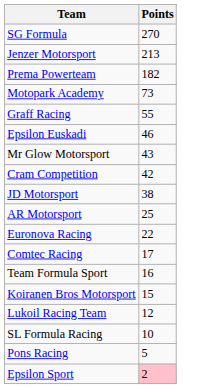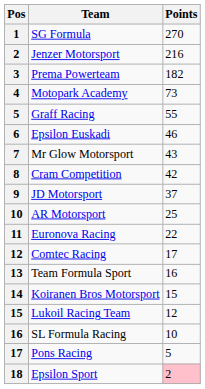+ column: (16, 14)
(150, 54) 213 -> (174, 54) 216
(147, 193) 38 -> (171, 193) 37
